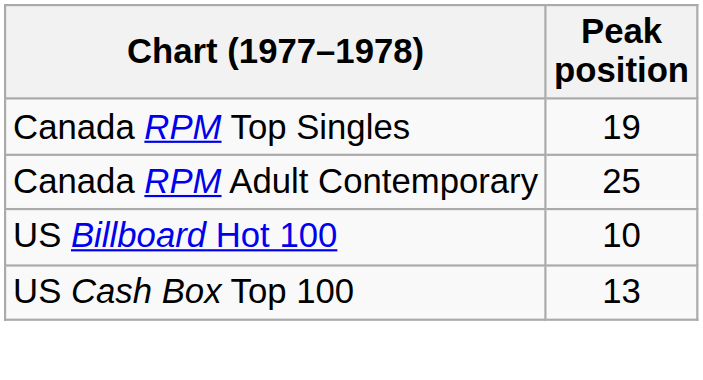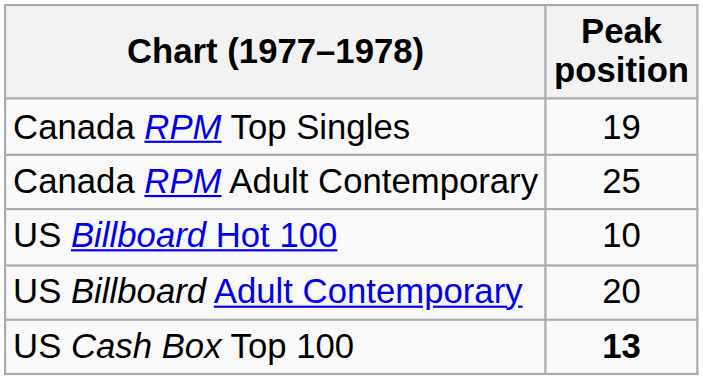+ row: (268, 291)
(622, 291) normal -> (622, 346) bold
